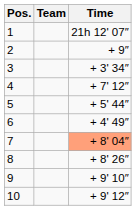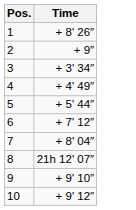- column: (51, 13)
(100, 31) 21h 12' 07″ -> (75, 31) + 8' 26″
(109, 86) + 7' 12″ -> (75, 86) + 4' 49″
(109, 123) + 4' 49″ -> (75, 123) + 7' 12″
(109, 141) lightsalmon background -> (75, 141) no background
(109, 159) + 8' 26″ -> (65, 159) 21h 12' 07″
